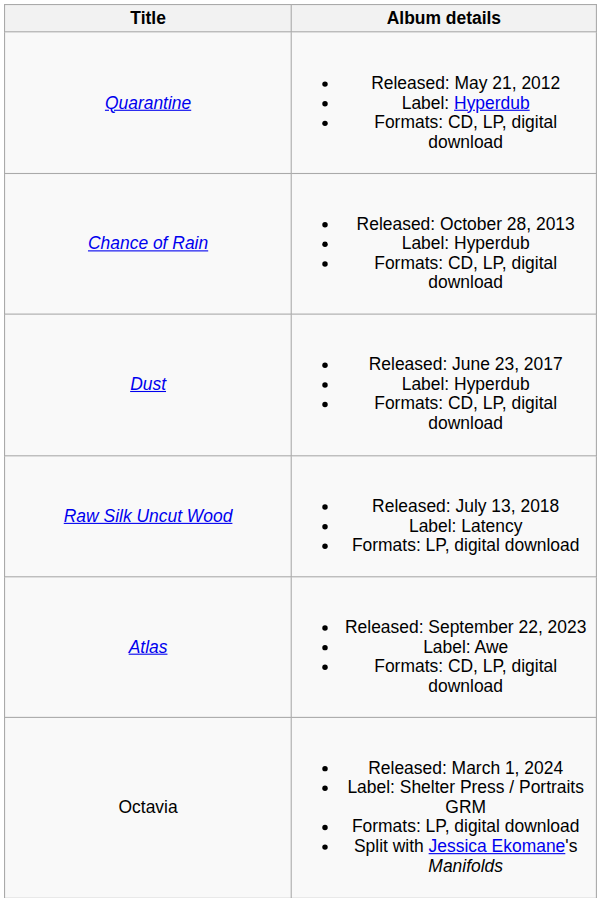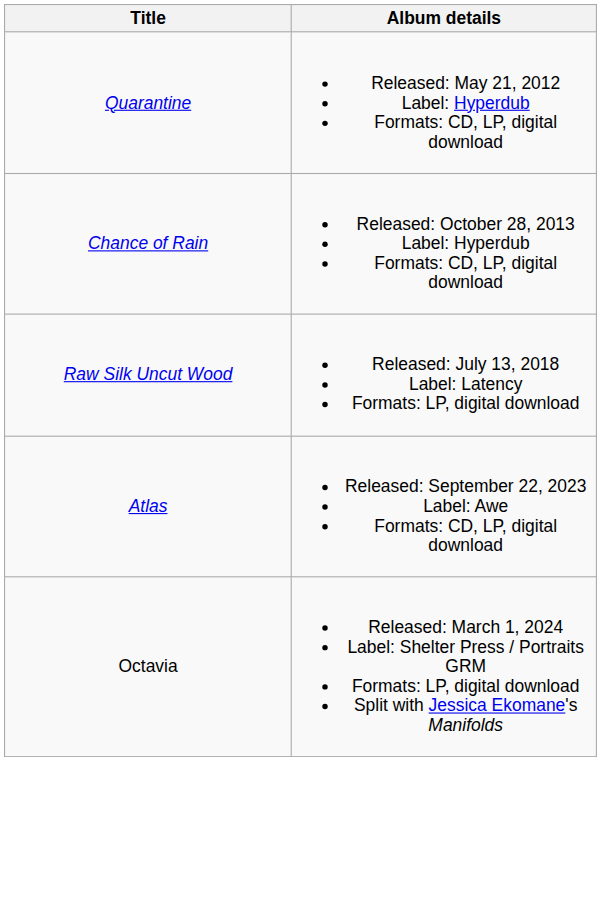- row: (148, 384)
